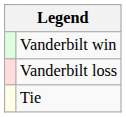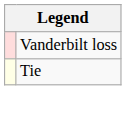- row: (68, 45)
